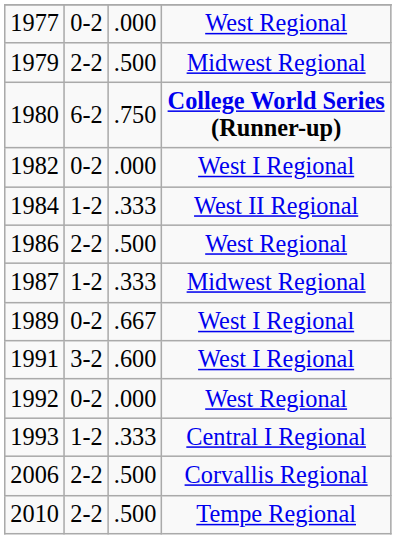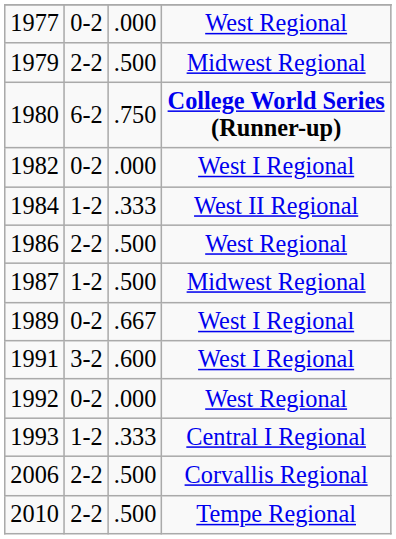(135, 282) .333 -> (135, 282) .500
